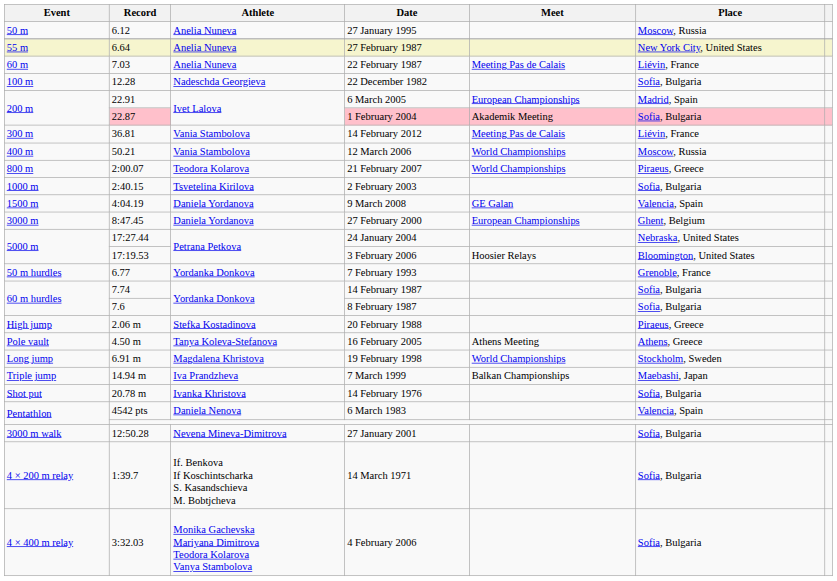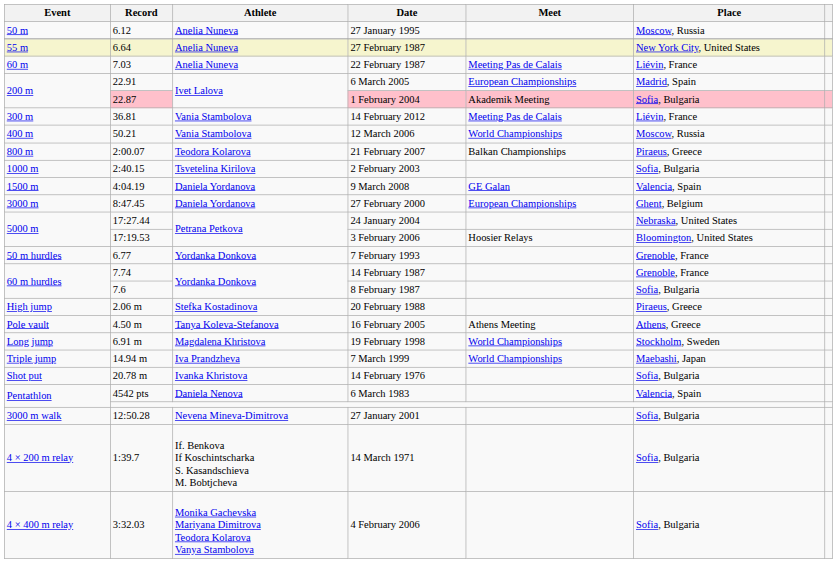- row: (124, 82)
(519, 168) World Championships -> (517, 151) Balkan Championships
(670, 290) Sofia, Bulgaria -> (672, 272) Grenoble, France
(520, 376) Balkan Championships -> (515, 359) World Championships
